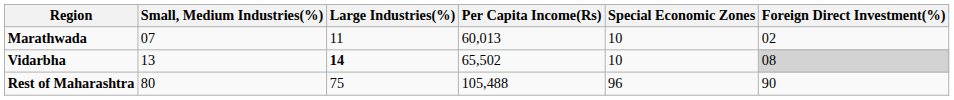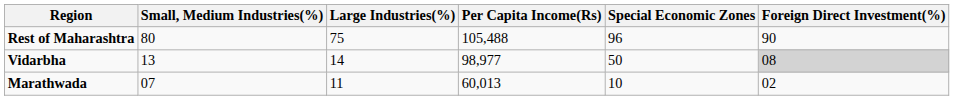rows swapped: (47, 38) <-> (71, 83)
(337, 60) bold -> (337, 60) normal
(481, 60) 65,502 -> (481, 60) 98,977
(615, 60) 10 -> (615, 60) 50
